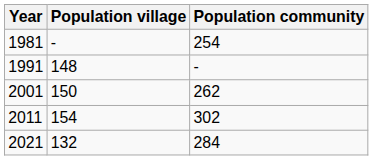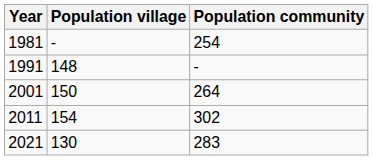(207, 92) 262 -> (207, 92) 264
(64, 142) 132 -> (64, 142) 130
(207, 142) 284 -> (207, 142) 283
